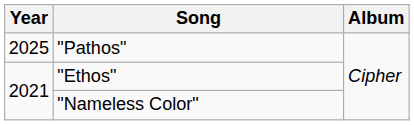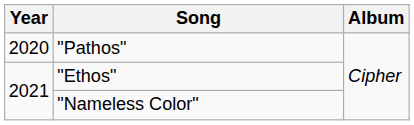(29, 47) 2025 -> (29, 47) 2020
